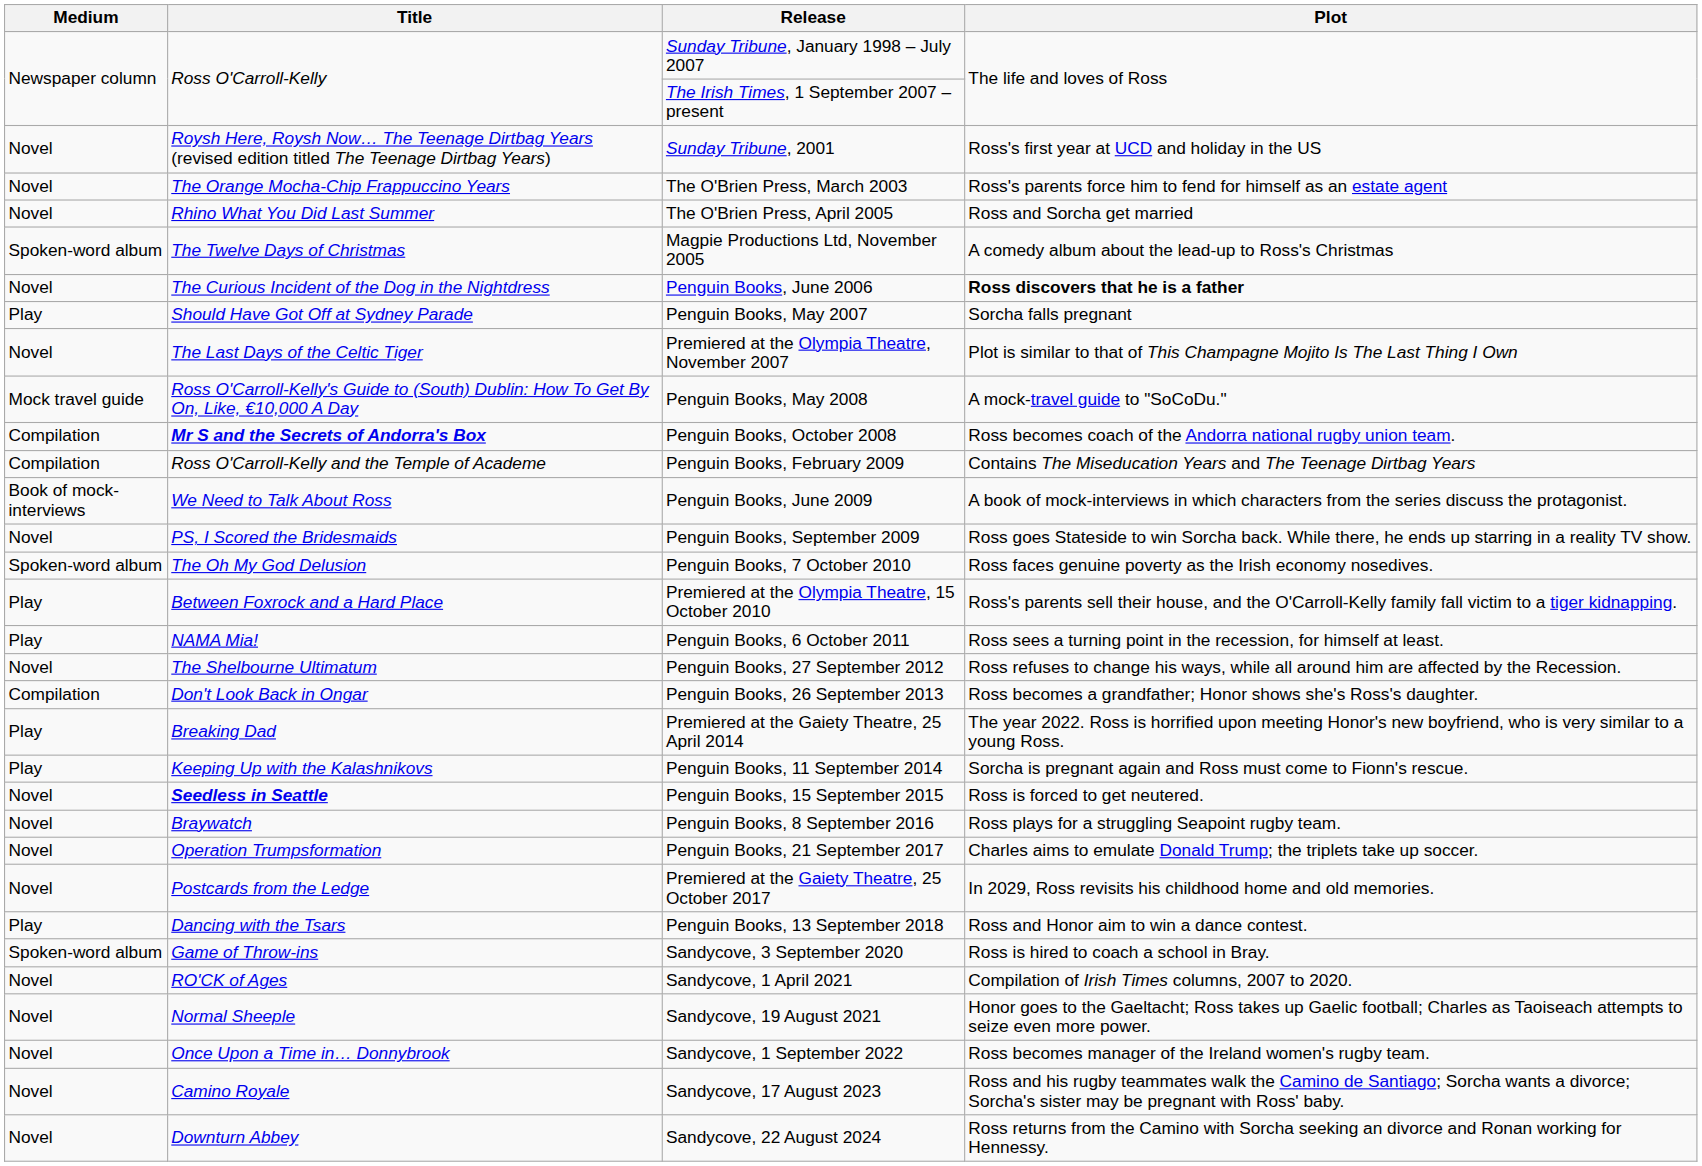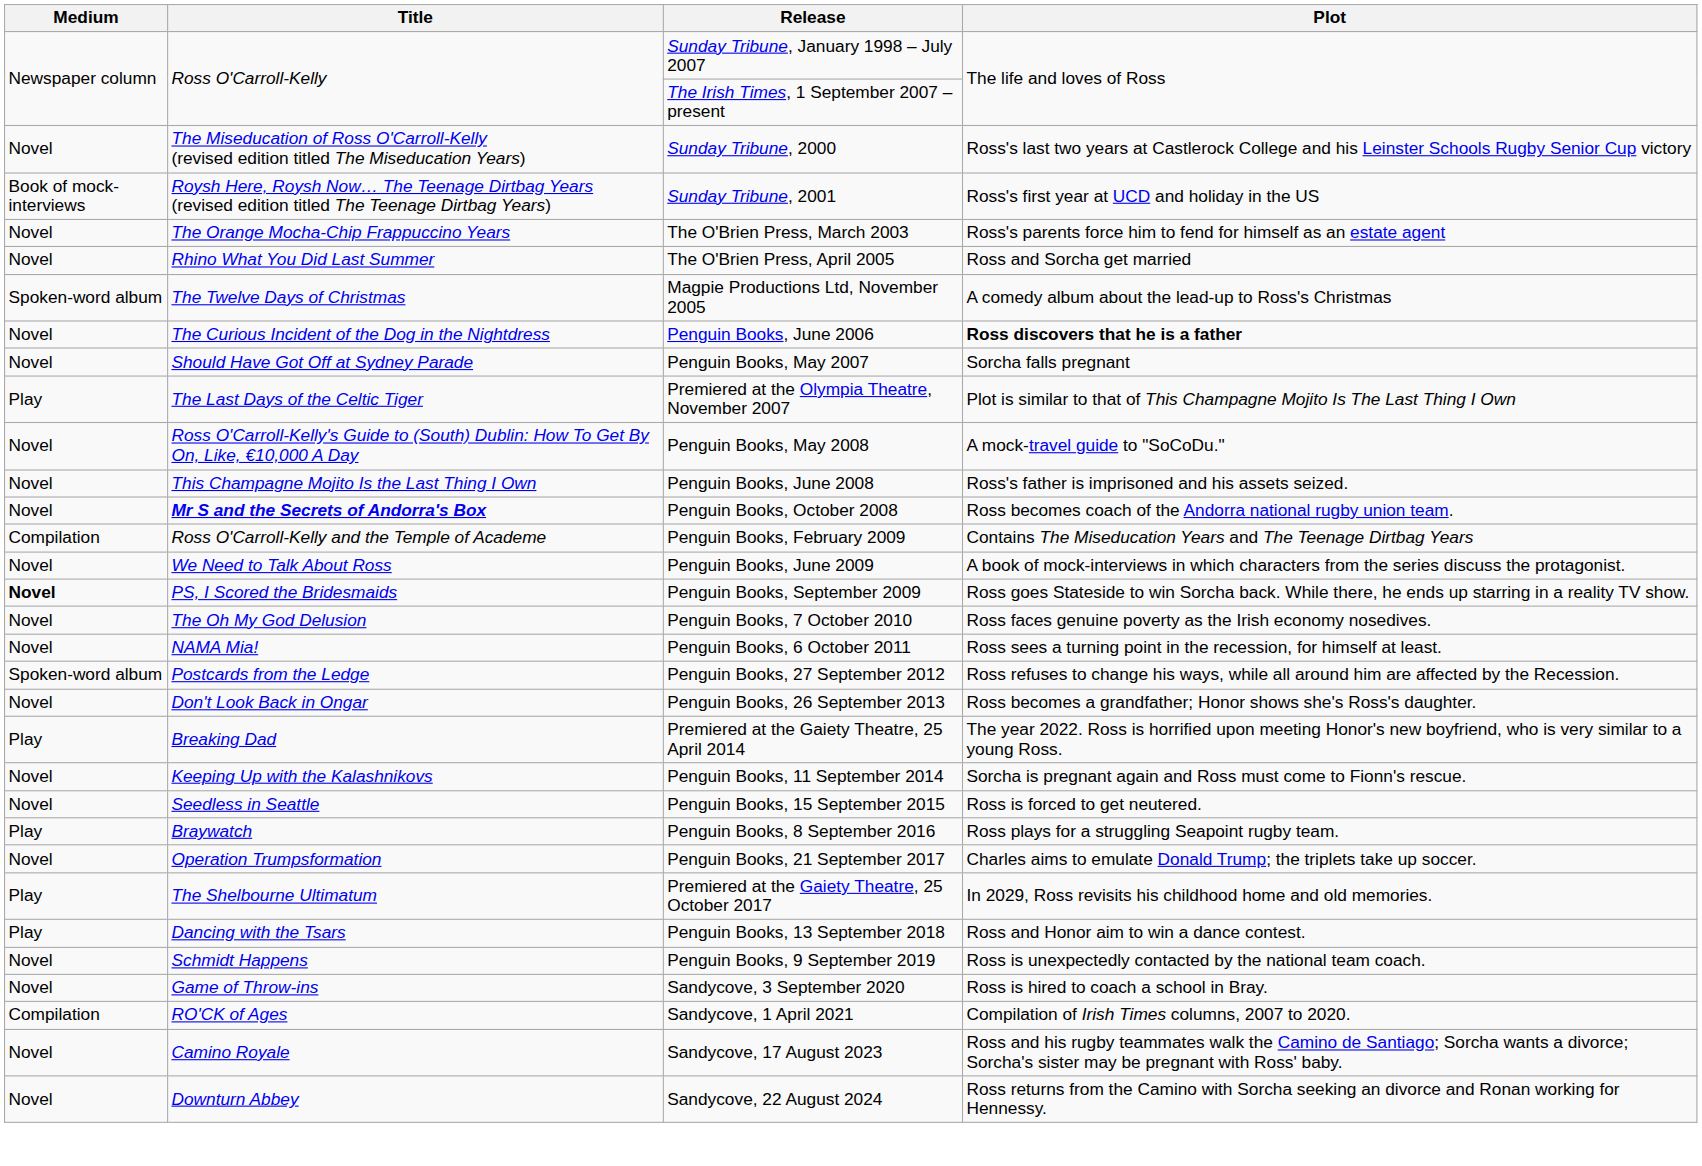+ row: (752, 149)
(31, 149) Novel -> (64, 195) Book of mock-interviews
(25, 315) Play -> (31, 362) Novel
(31, 352) Novel -> (25, 399) Play
(76, 399) Mock travel guide -> (31, 446) Novel
+ row: (771, 483)
(54, 436) Compilation -> (31, 510) Novel
(64, 500) Book of mock-interviews -> (31, 565) Novel
(31, 537) normal -> (32, 592) bold
(85, 565) Spoken-word album -> (31, 620) Novel
- row: (810, 602)
(25, 639) Play -> (31, 647) Novel
(31, 667) Novel -> (85, 674) Spoken-word album
(274, 667) The Shelbourne Ultimatum -> (270, 674) Postcards from the Ledge
(54, 694) Compilation -> (31, 702) Novel
(25, 768) Play -> (31, 776) Novel
(250, 796) bold -> (245, 804) normal
(31, 823) Novel -> (25, 831) Play
(31, 888) Novel -> (25, 895) Play
(270, 888) Postcards from the Ledge -> (274, 895) The Shelbourne Ultimatum
+ row: (801, 960)
(85, 952) Spoken-word album -> (31, 987) Novel
(31, 979) Novel -> (54, 1015) Compilation
- row: (774, 1017)
- row: (785, 1054)
